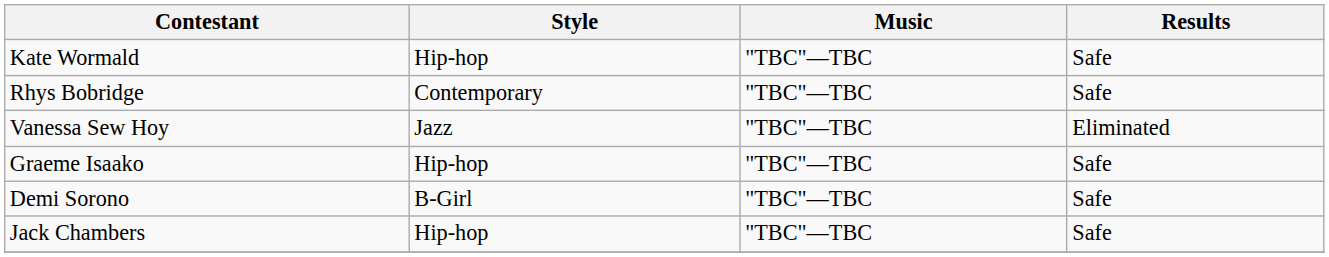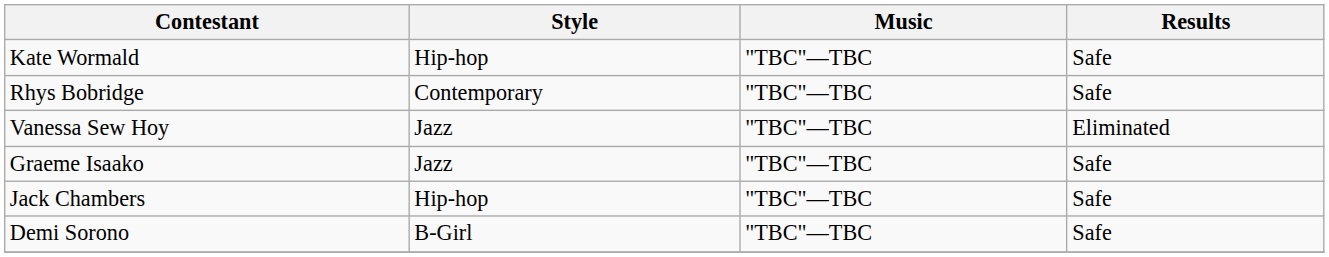(451, 163) Hip-hop -> (433, 163) Jazz
rows swapped: (69, 198) <-> (77, 233)
